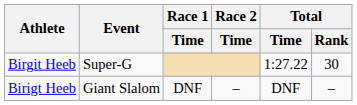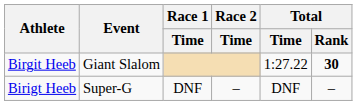(107, 64) Super-G -> (122, 64) Giant Slalom
(331, 64) normal -> (331, 64) bold
(122, 88) Giant Slalom -> (107, 88) Super-G
